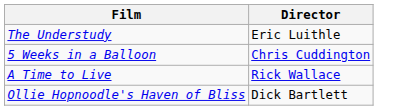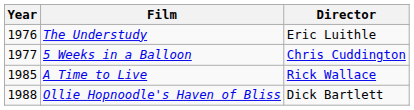+ column: (22, 15)
